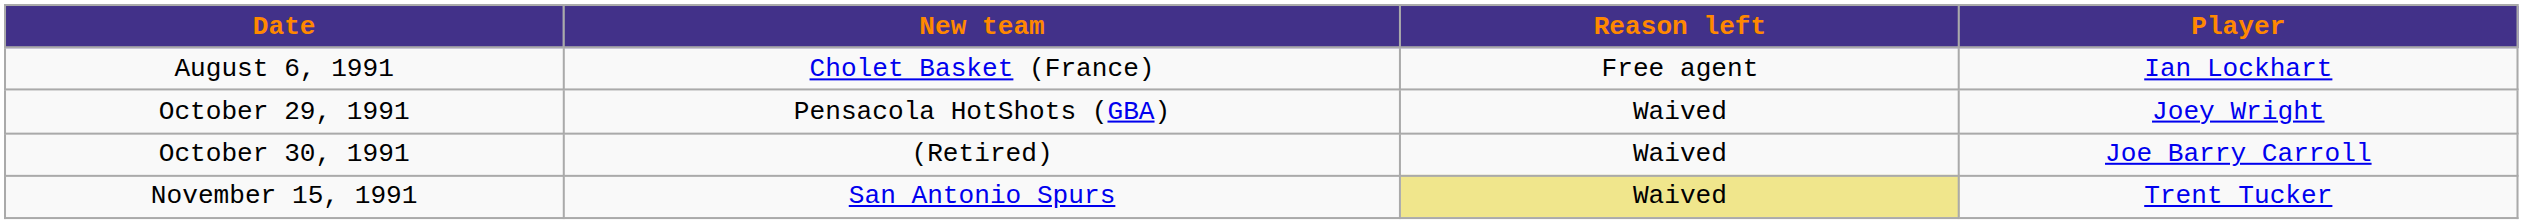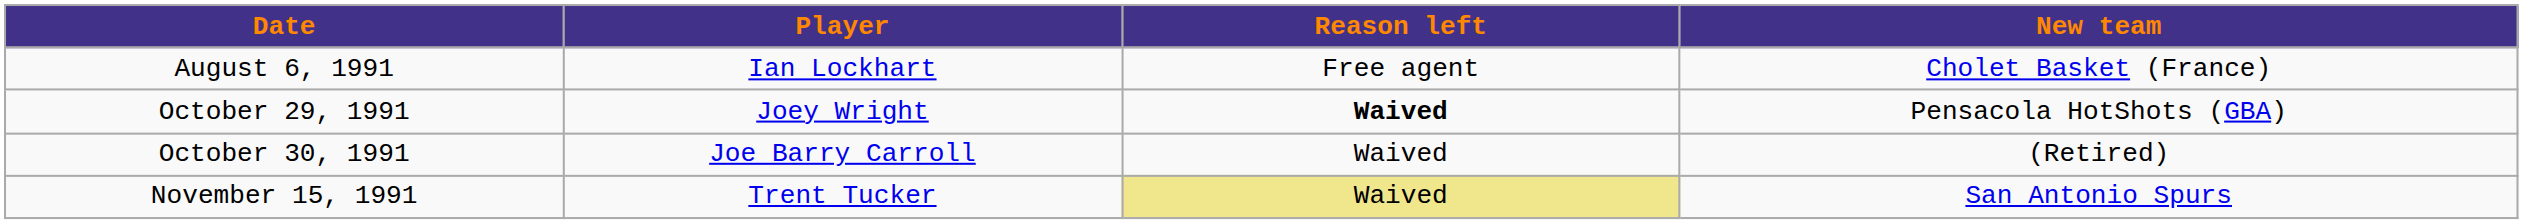columns swapped: (2238, 26) <-> (982, 26)
(1680, 111) normal -> (1401, 111) bold
